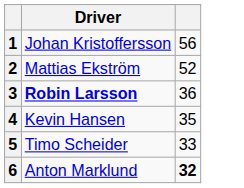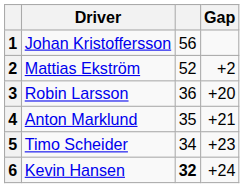+ column: (220, 17)
(81, 94) bold -> (77, 94) normal
(75, 119) Kevin Hansen -> (81, 119) Anton Marklund
(188, 145) 33 -> (188, 145) 34
(81, 171) Anton Marklund -> (75, 171) Kevin Hansen
